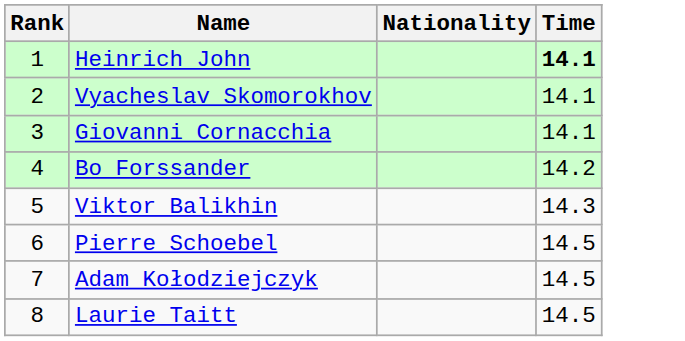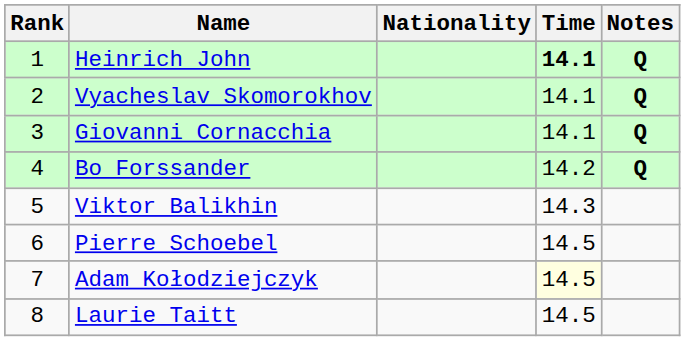+ column: (640, 23)
(569, 280) no background -> (569, 280) lightyellow background
